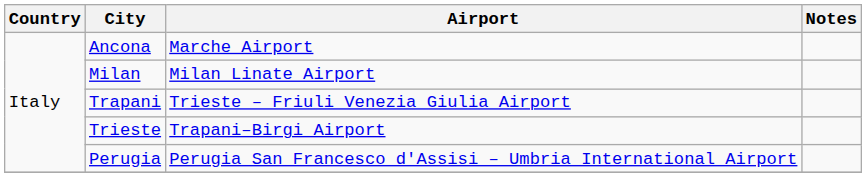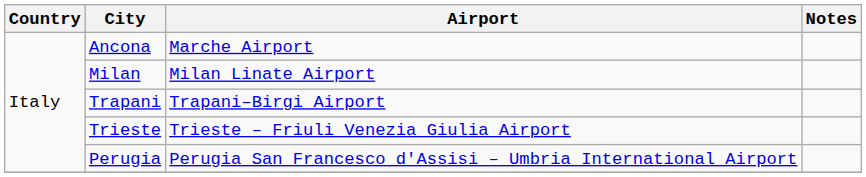(370, 103) Trieste – Friuli Venezia Giulia Airport -> (277, 103) Trapani–Birgi Airport
(277, 131) Trapani–Birgi Airport -> (370, 131) Trieste – Friuli Venezia Giulia Airport
